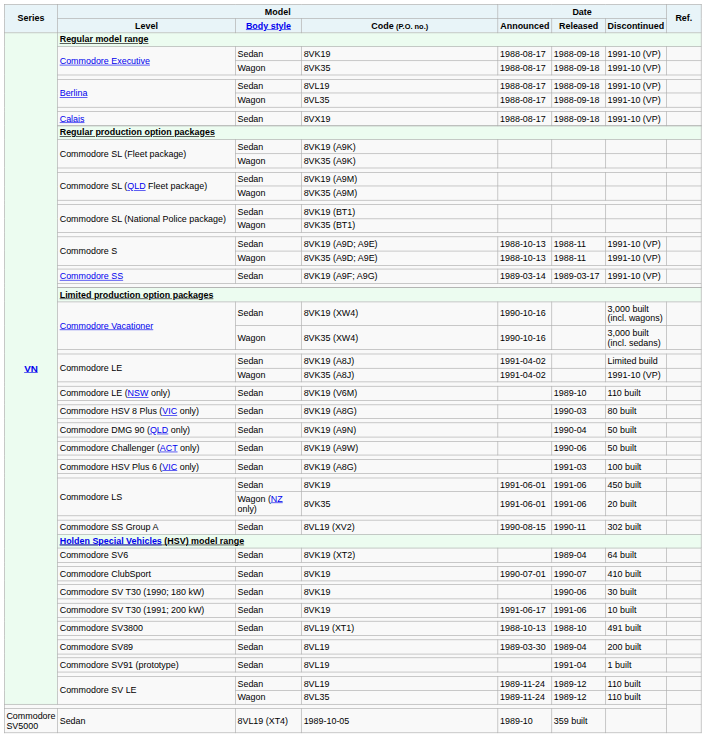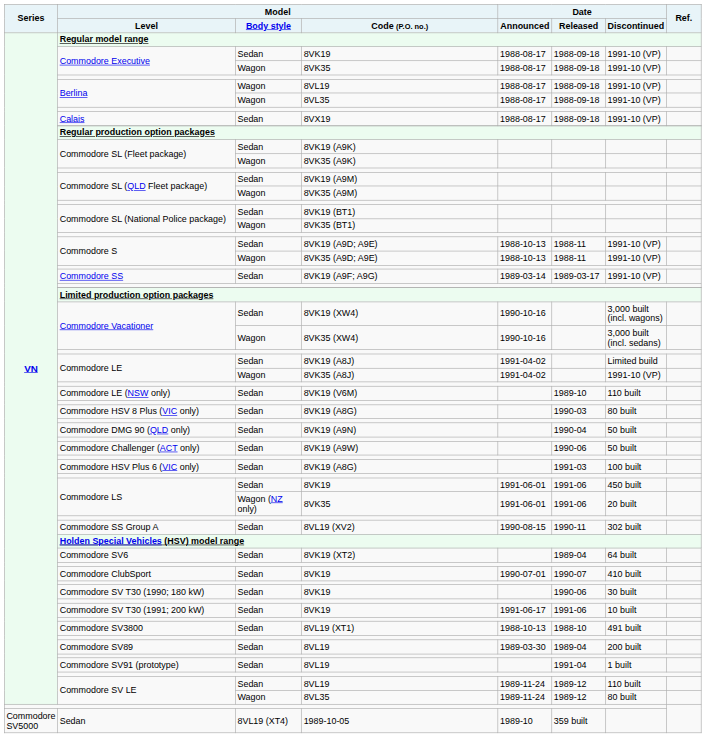(250, 86) Sedan -> (251, 86) Wagon
(624, 698) 110 built -> (622, 698) 80 built
